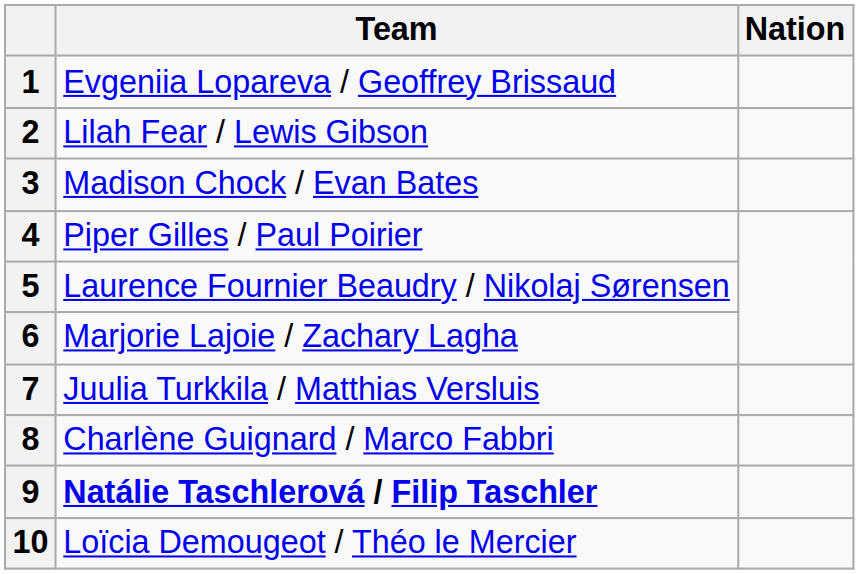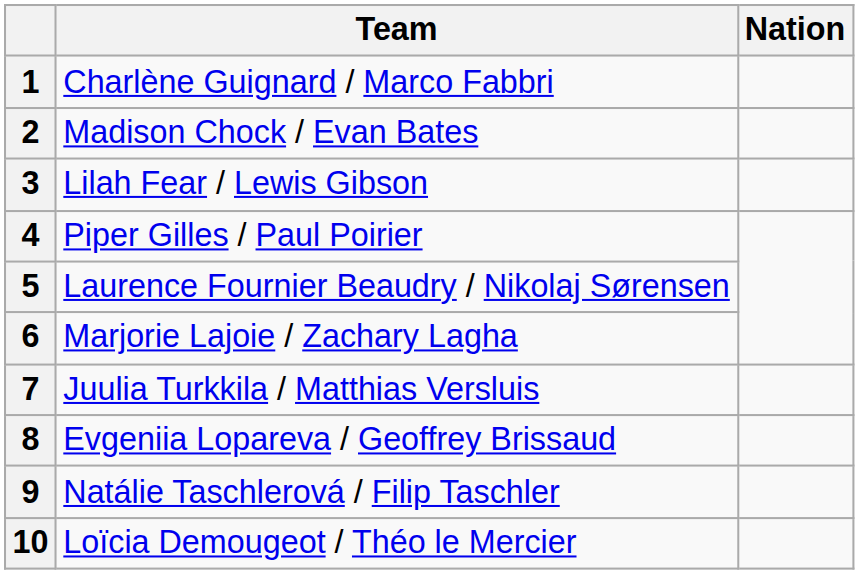(340, 81) Evgeniia Lopareva / Geoffrey Brissaud -> (309, 81) Charlène Guignard / Marco Fabbri
(246, 132) Lilah Fear / Lewis Gibson -> (271, 132) Madison Chock / Evan Bates
(271, 183) Madison Chock / Evan Bates -> (246, 183) Lilah Fear / Lewis Gibson
(309, 440) Charlène Guignard / Marco Fabbri -> (340, 440) Evgeniia Lopareva / Geoffrey Brissaud
(330, 491) bold -> (312, 491) normal
